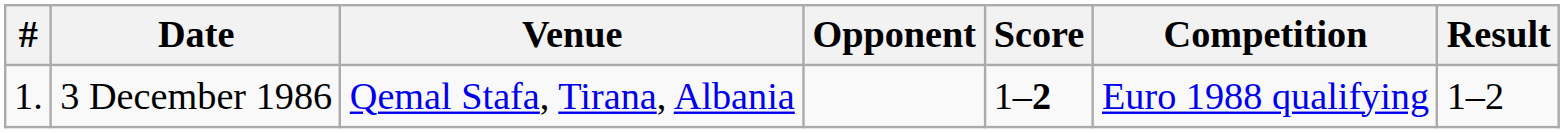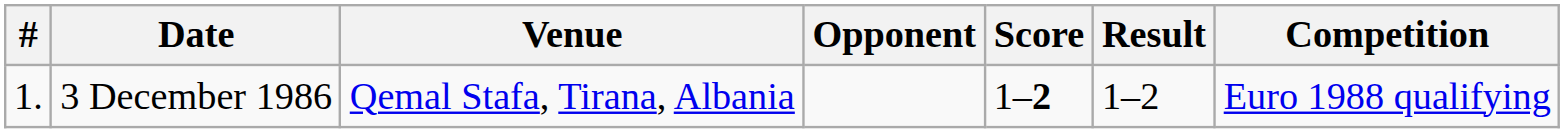columns swapped: (1499, 34) <-> (1266, 34)
